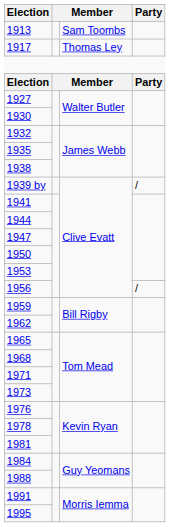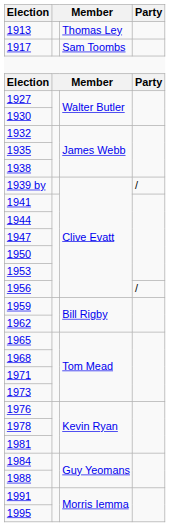(94, 30) Sam Toombs -> (92, 30) Thomas Ley
(92, 47) Thomas Ley -> (94, 47) Sam Toombs
